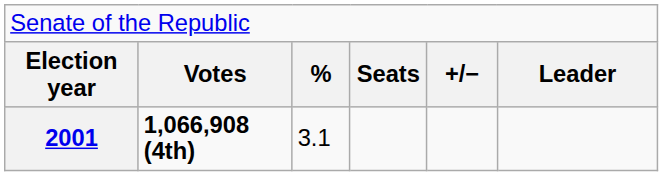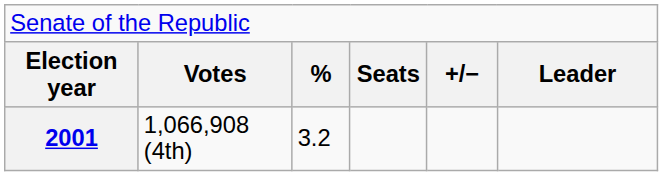(196, 138) bold -> (196, 138) normal
(314, 138) 3.1 -> (314, 138) 3.2
